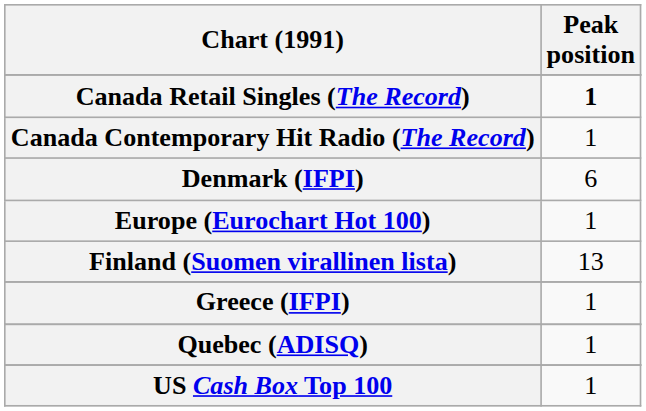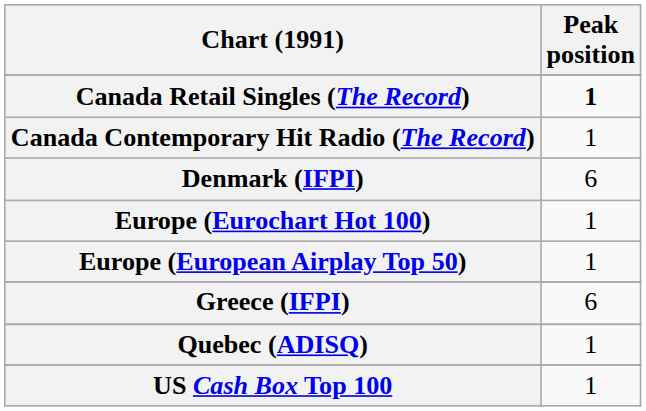+ row: (273, 261)
- row: (273, 261)
(591, 302) 1 -> (591, 302) 6
